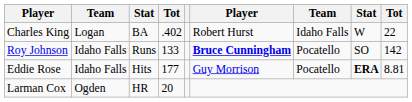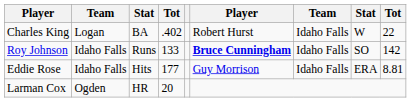(318, 50) Pocatello -> (322, 50) Idaho Falls
(318, 69) Pocatello -> (322, 69) Idaho Falls
(366, 69) bold -> (366, 69) normal
